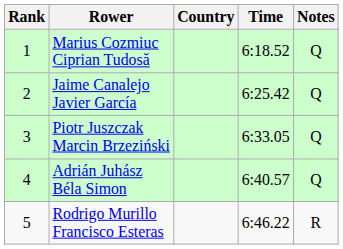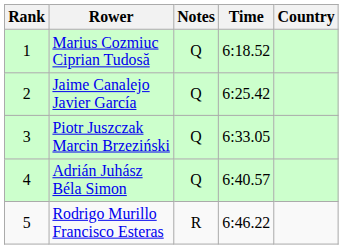columns swapped: (206, 17) <-> (316, 17)
